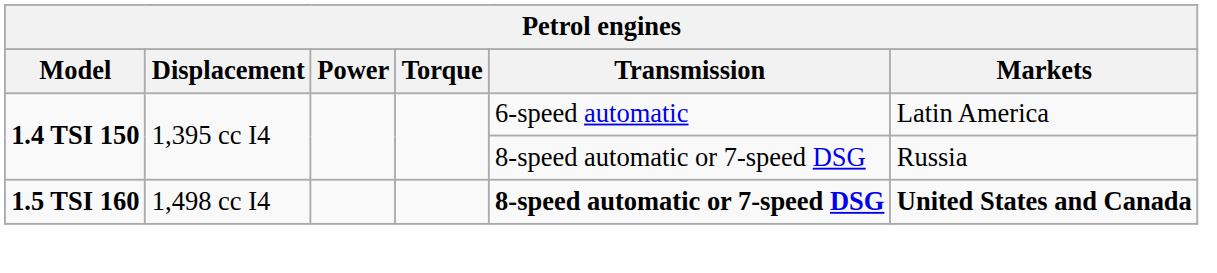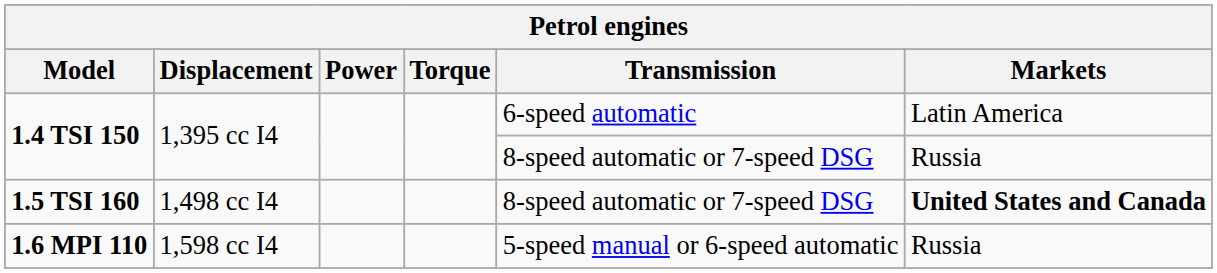(690, 201) bold -> (688, 201) normal
+ row: (79, 245)
